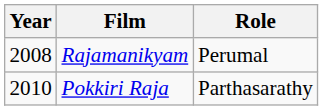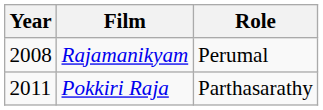(31, 88) 2010 -> (30, 88) 2011
